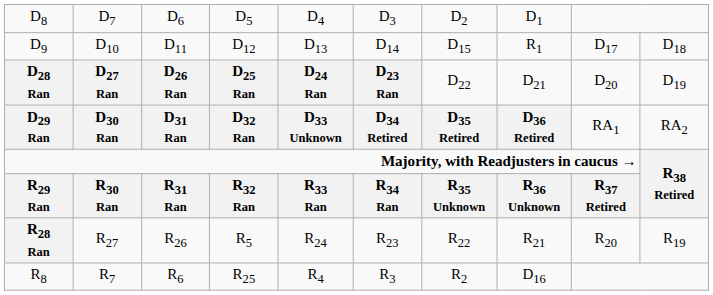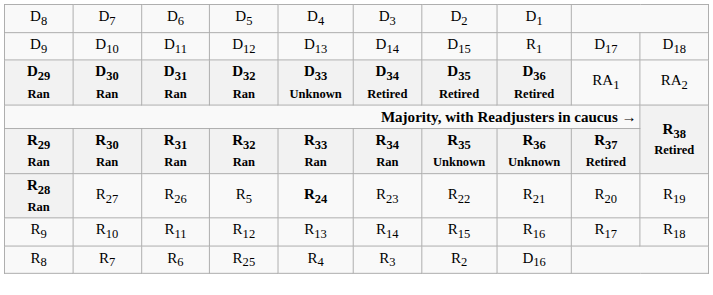- row: (39, 82)
(316, 240) normal -> (316, 195) bold
+ row: (39, 231)
